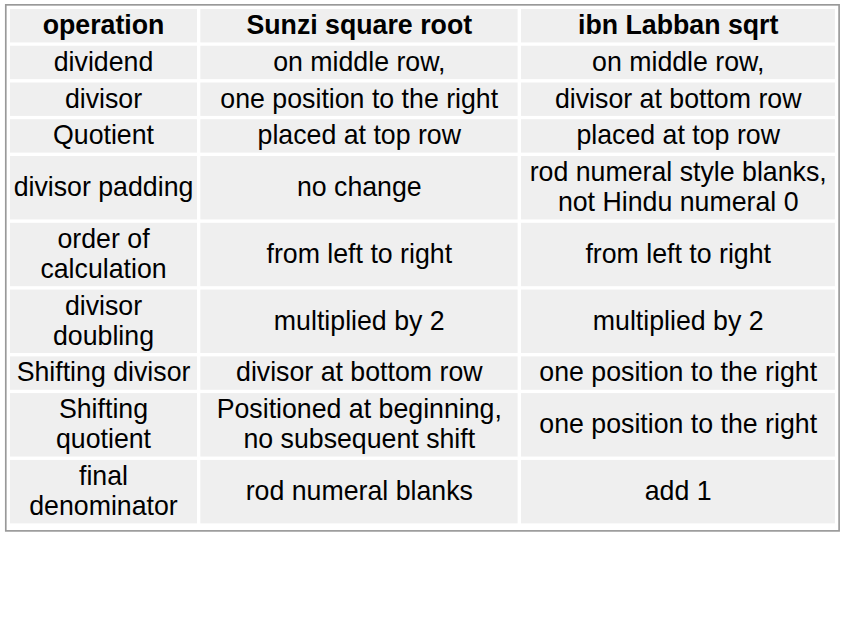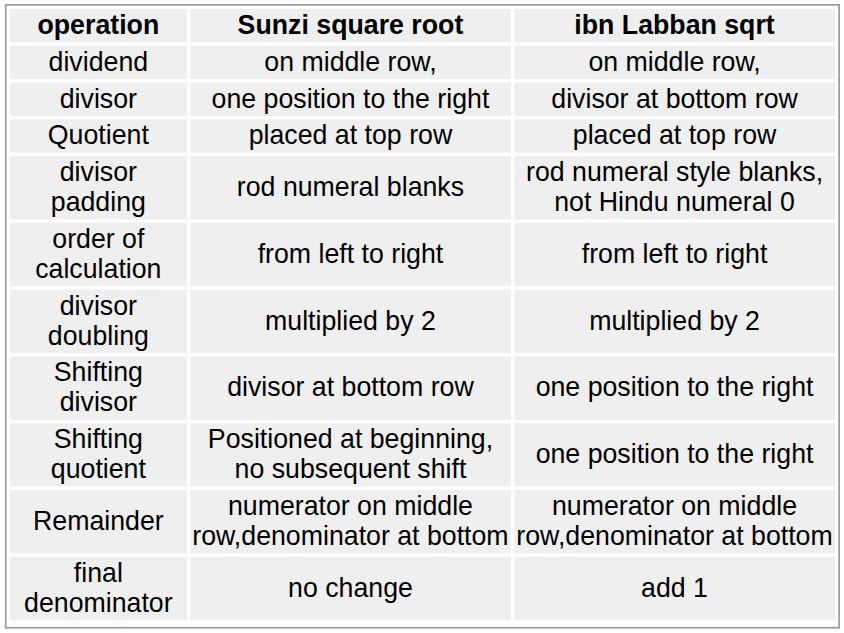(359, 187) no change -> (350, 187) rod numeral blanks
+ row: (98, 521)
(359, 491) rod numeral blanks -> (350, 588) no change
